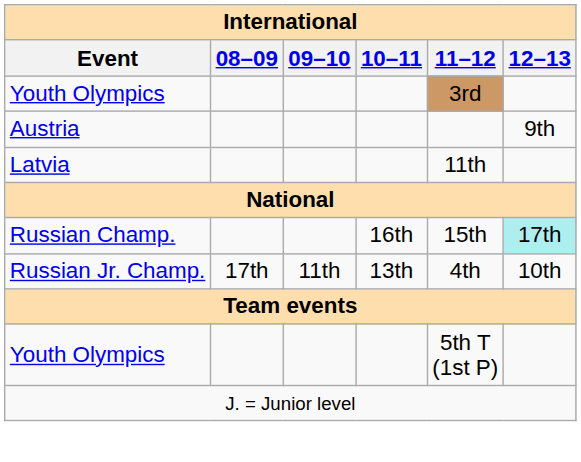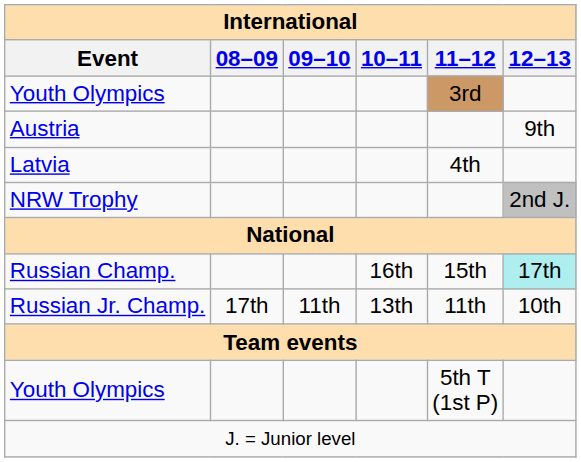(465, 164) 11th -> (465, 164) 4th
+ row: (74, 199)
(465, 270) 4th -> (465, 306) 11th
